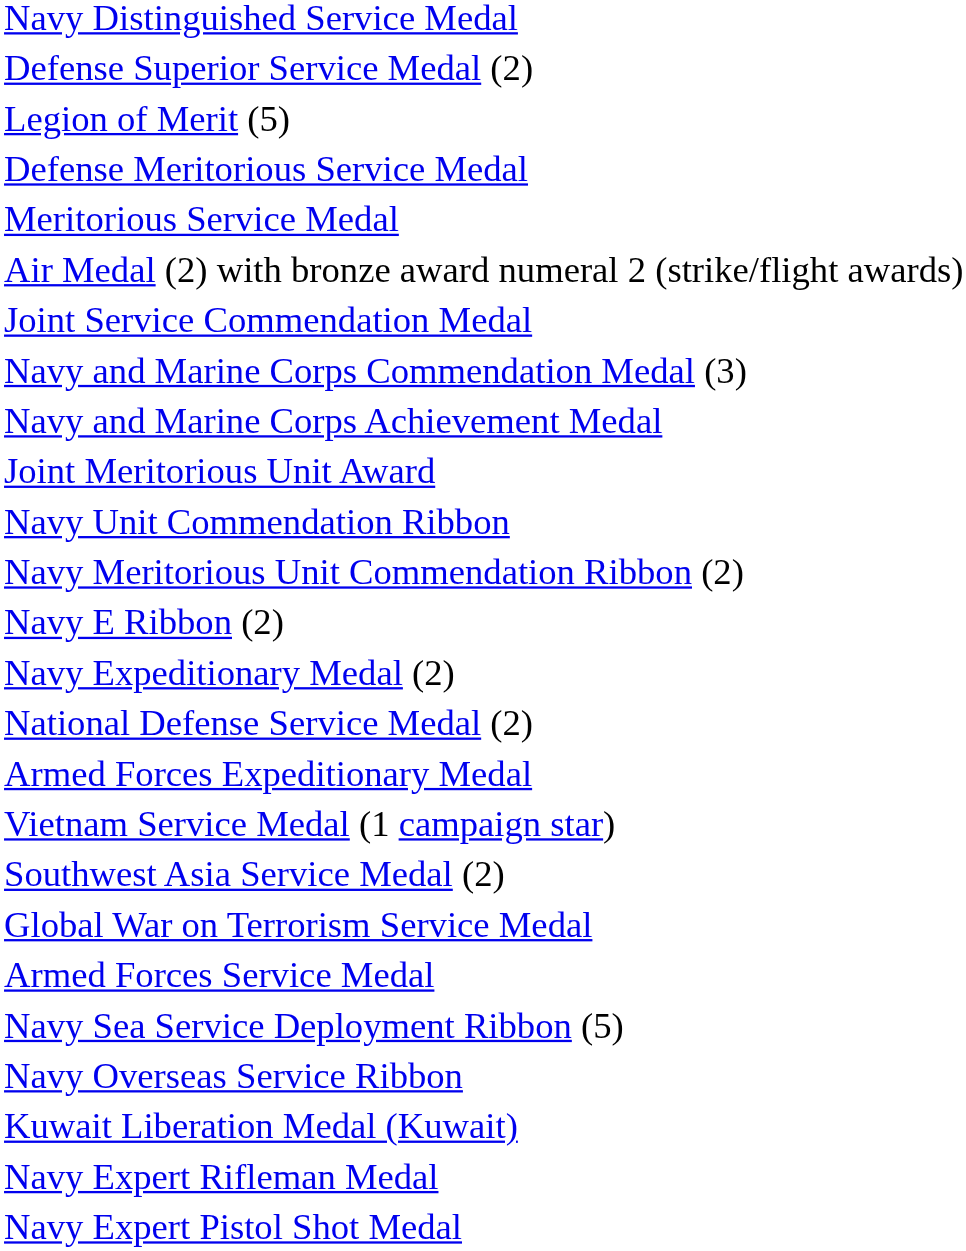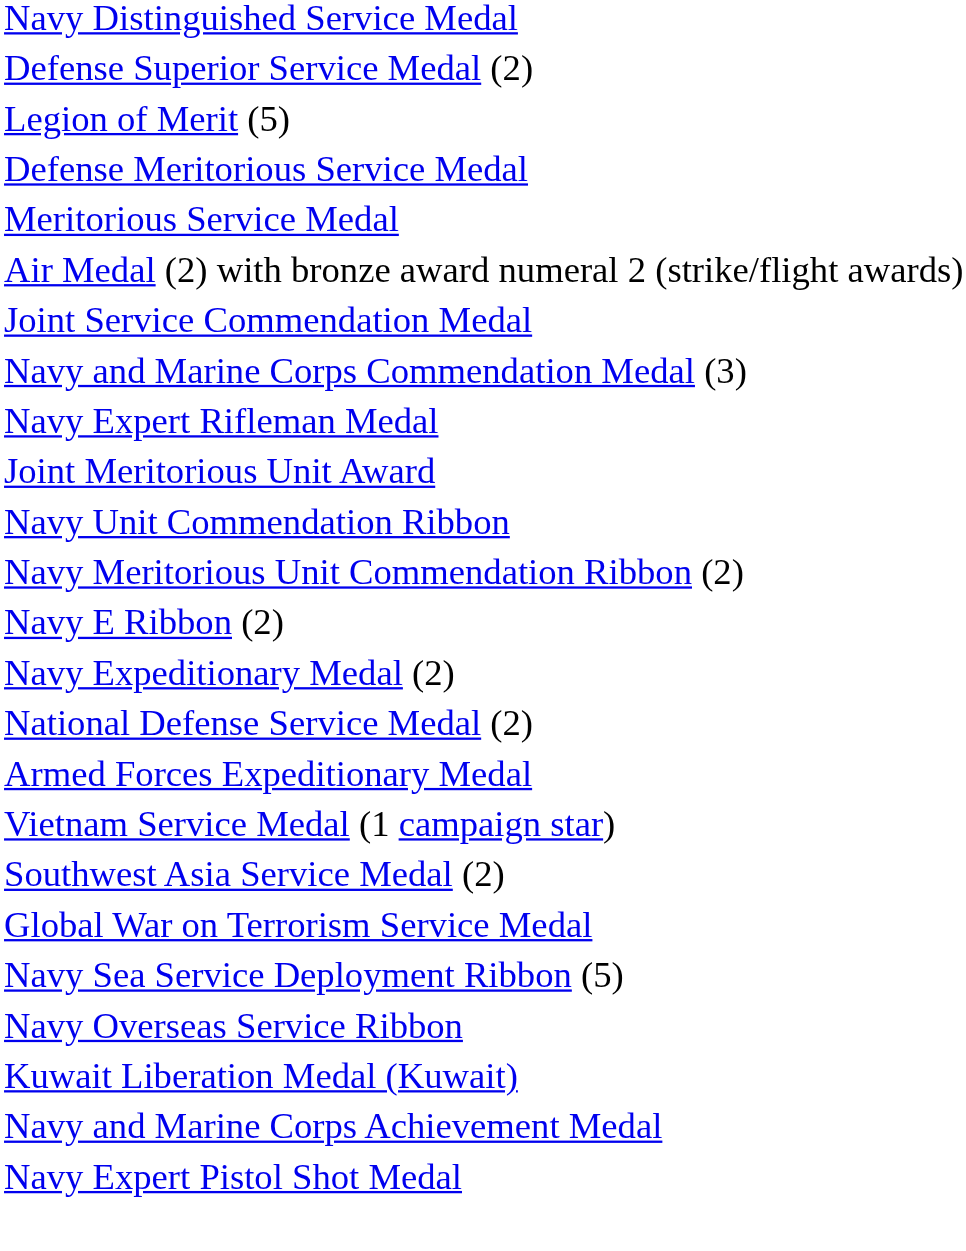rows swapped: (333, 420) <-> (221, 1176)
- row: (219, 975)
